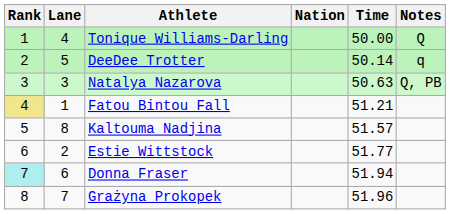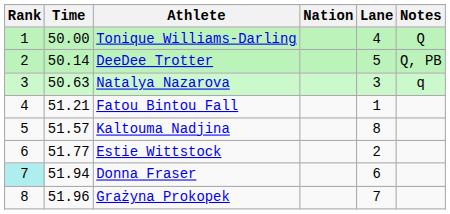columns swapped: (65, 16) <-> (372, 16)
(421, 61) q -> (421, 61) Q, PB
(421, 84) Q, PB -> (421, 84) q
(25, 107) khaki background -> (25, 107) no background
